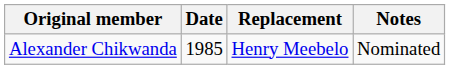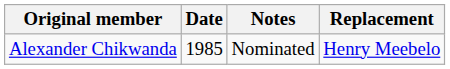columns swapped: (290, 19) <-> (399, 19)
